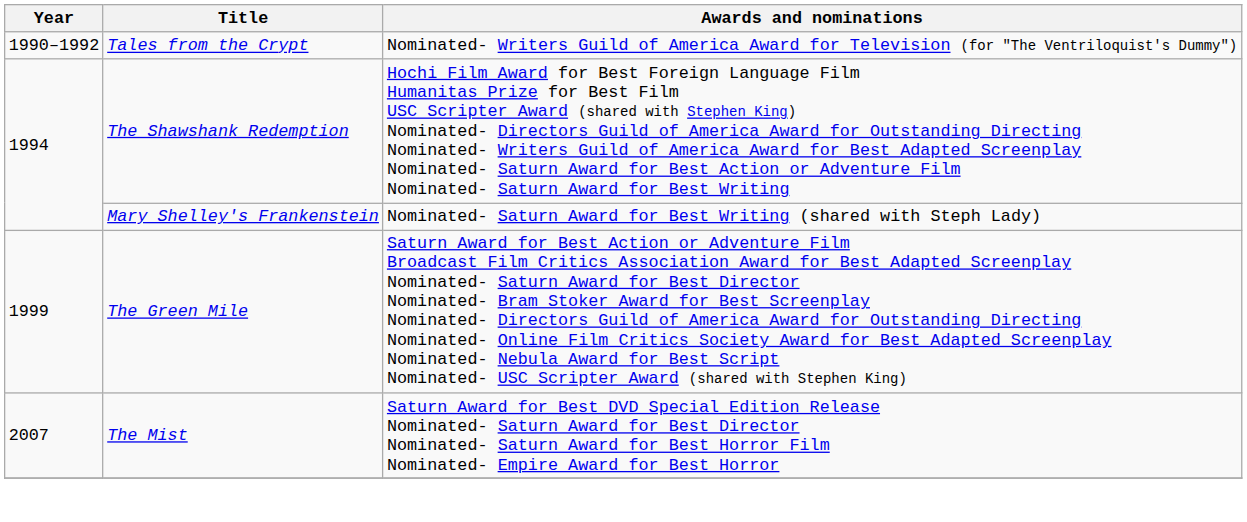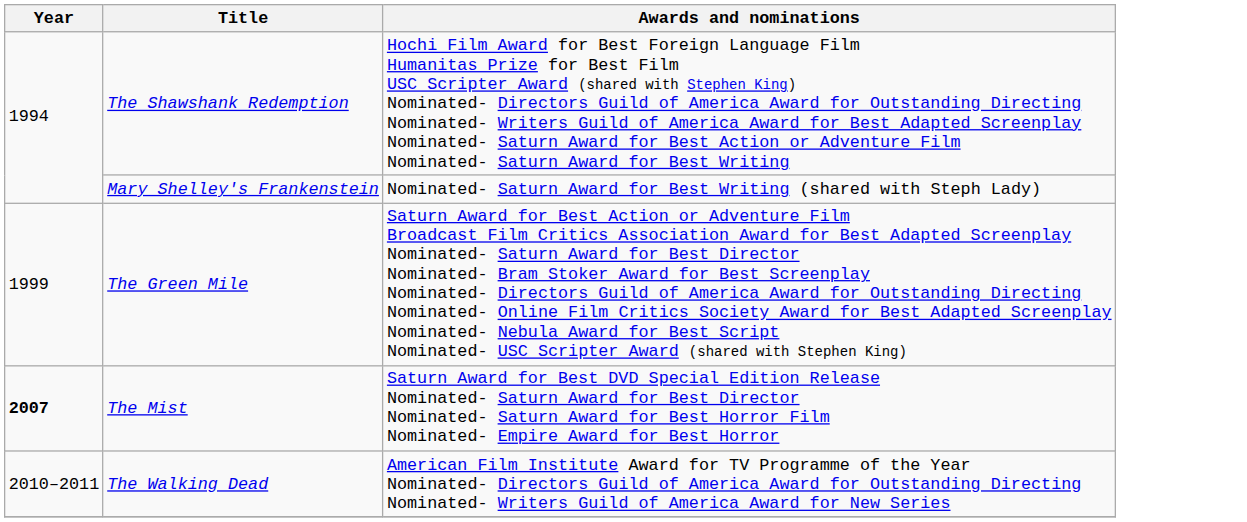- row: (208, 46)
(29, 436) normal -> (29, 408) bold
+ row: (188, 484)
